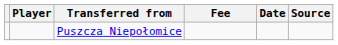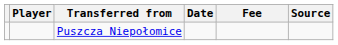columns swapped: (221, 13) <-> (273, 13)
